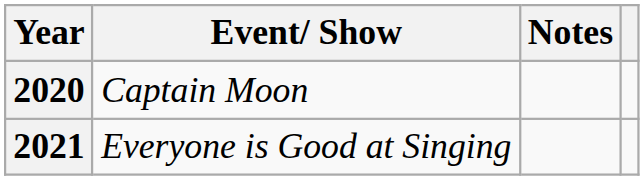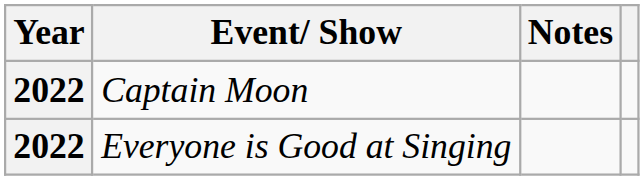(49, 89) 2020 -> (49, 89) 2022
(49, 145) 2021 -> (49, 145) 2022
